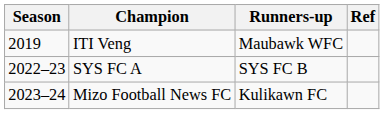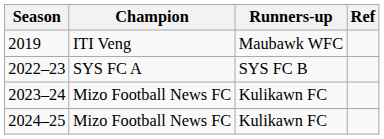+ row: (37, 120)
